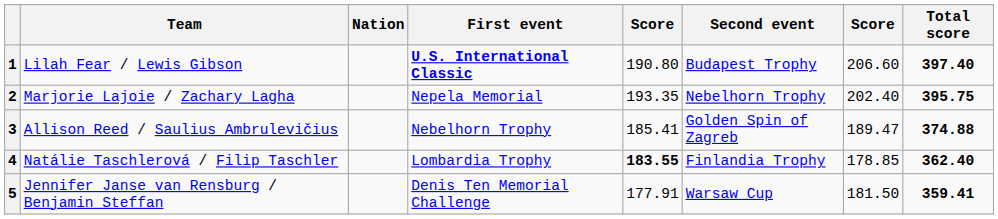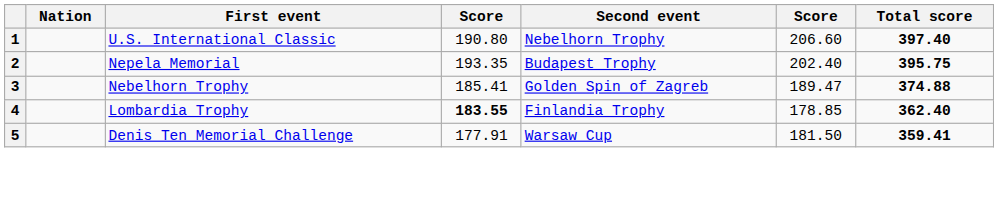- column: (184, 25)
(490, 65) bold -> (222, 40) normal
(751, 65) Budapest Trophy -> (595, 40) Nebelhorn Trophy
(756, 97) Nebelhorn Trophy -> (590, 64) Budapest Trophy
